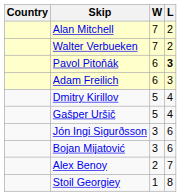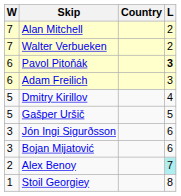columns swapped: (27, 13) <-> (157, 13)
(170, 115) 4 -> (170, 115) 5
(170, 166) no background -> (170, 166) paleturquoise background
